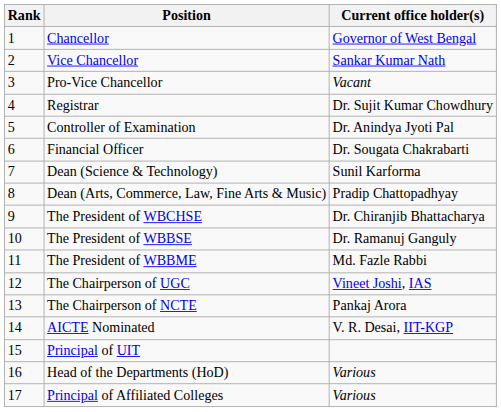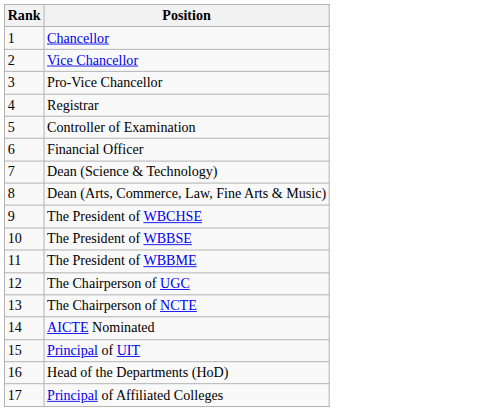- column: (413, 15)
